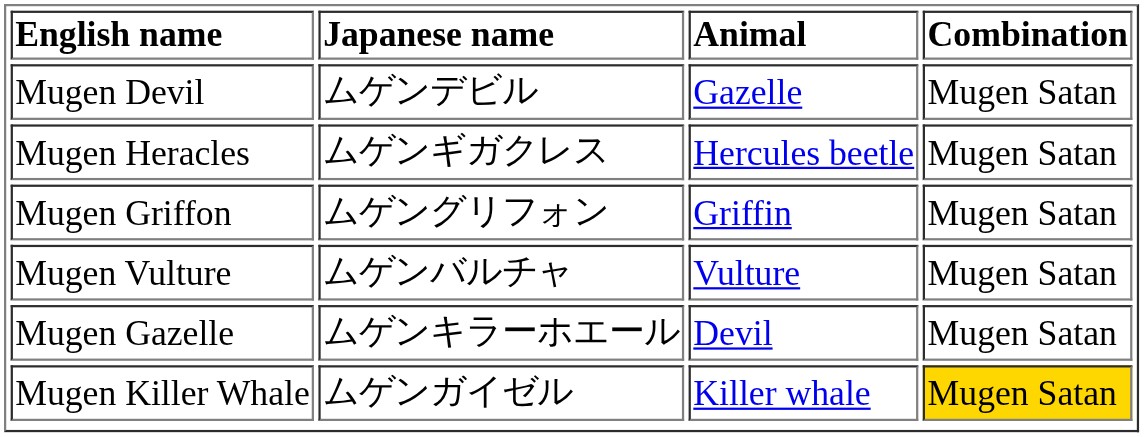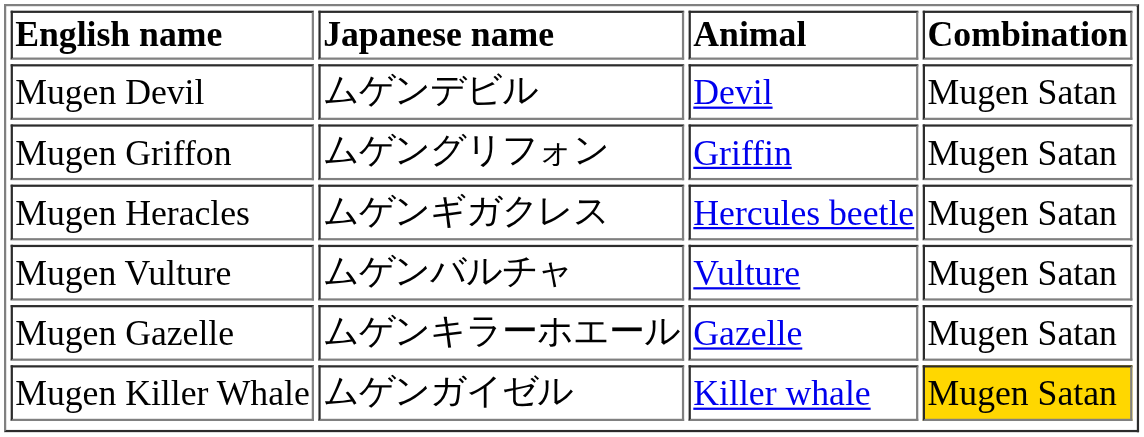(748, 91) Gazelle -> (733, 91) Devil
rows swapped: (133, 151) <-> (123, 211)
(733, 332) Devil -> (748, 332) Gazelle
